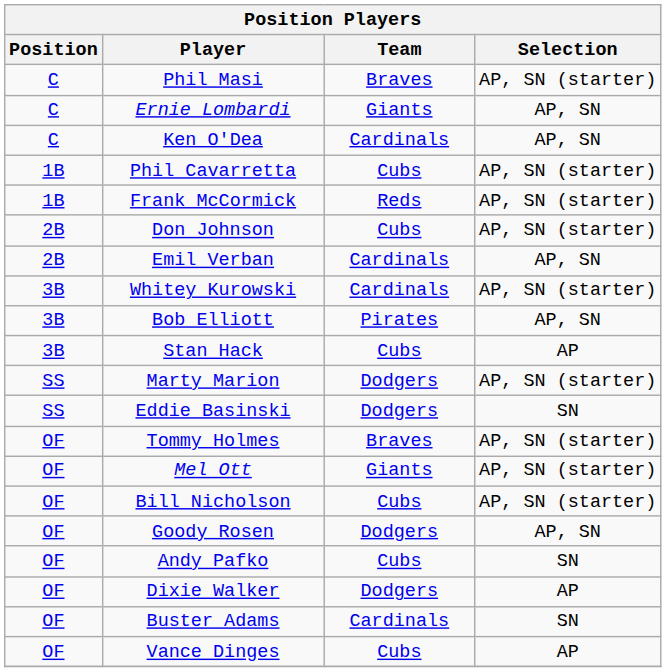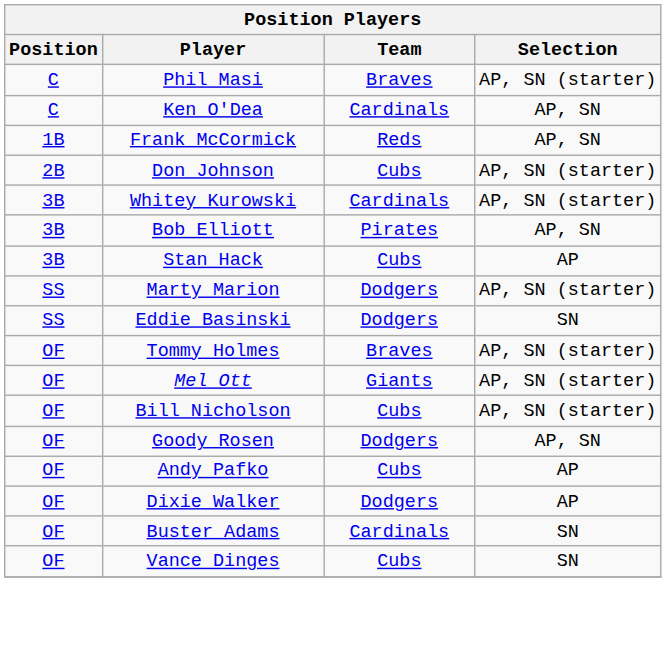- row: (213, 110)
- row: (213, 170)
(568, 200) AP, SN (starter) -> (568, 140) AP, SN
- row: (213, 260)
(568, 561) SN -> (568, 471) AP
(568, 652) AP -> (568, 561) SN
